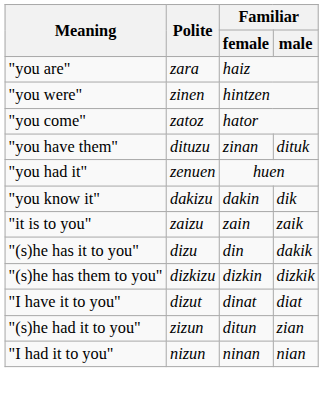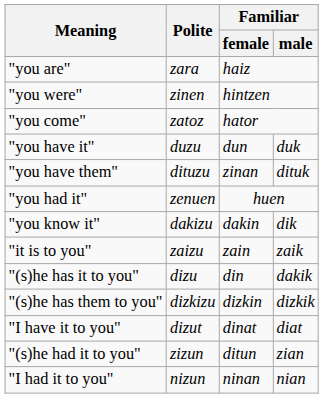+ row: (52, 146)
